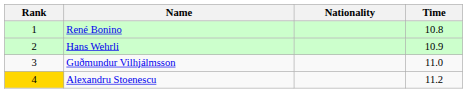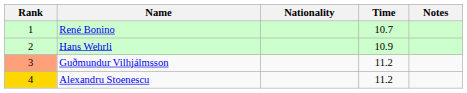+ column: (436, 12)
(434, 29) 10.8 -> (384, 29) 10.7
(34, 63) no background -> (31, 63) lightsalmon background
(434, 63) 11.0 -> (384, 63) 11.2
